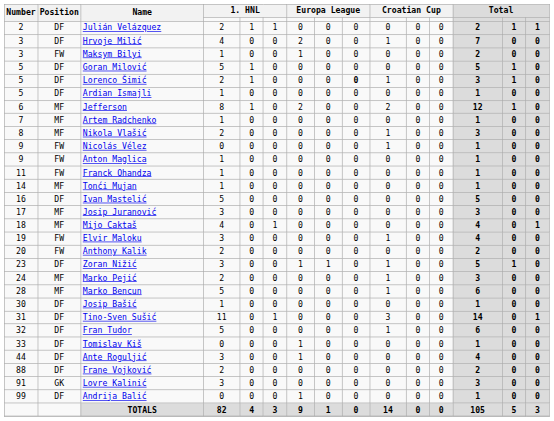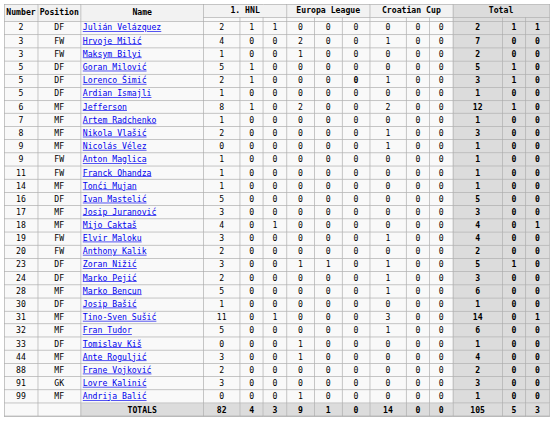(59, 41) DF -> (59, 41) FW
(59, 147) FW -> (59, 147) MF
(59, 278) MF -> (59, 278) DF
(59, 318) DF -> (59, 318) MF
(59, 331) DF -> (59, 331) MF
(59, 357) DF -> (59, 357) MF
(59, 370) DF -> (59, 370) MF
(59, 397) DF -> (59, 397) MF
